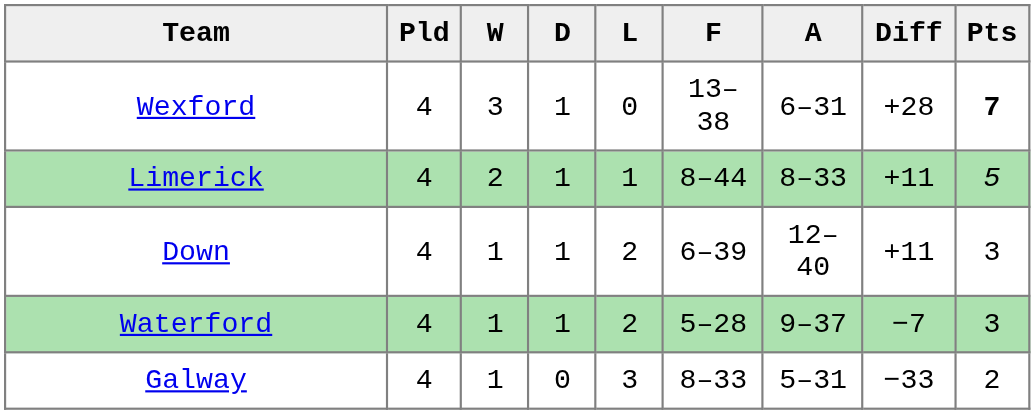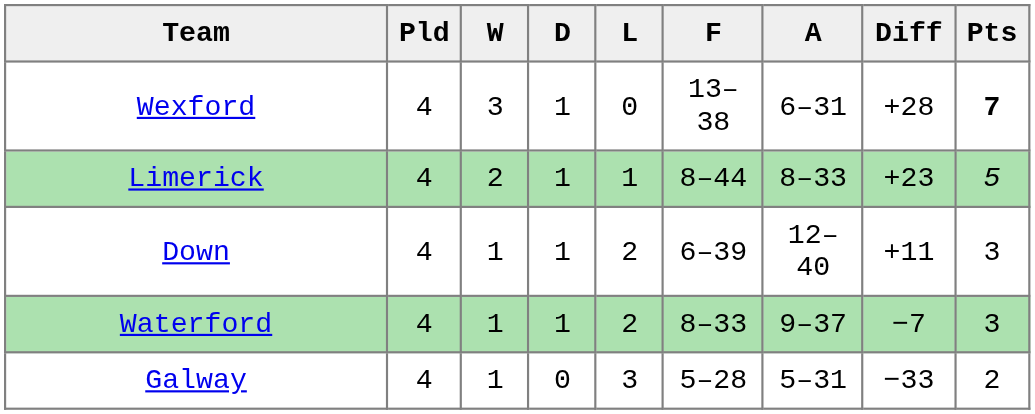(909, 179) +11 -> (909, 179) +23
(713, 324) 5–28 -> (713, 324) 8–33
(713, 380) 8–33 -> (713, 380) 5–28
